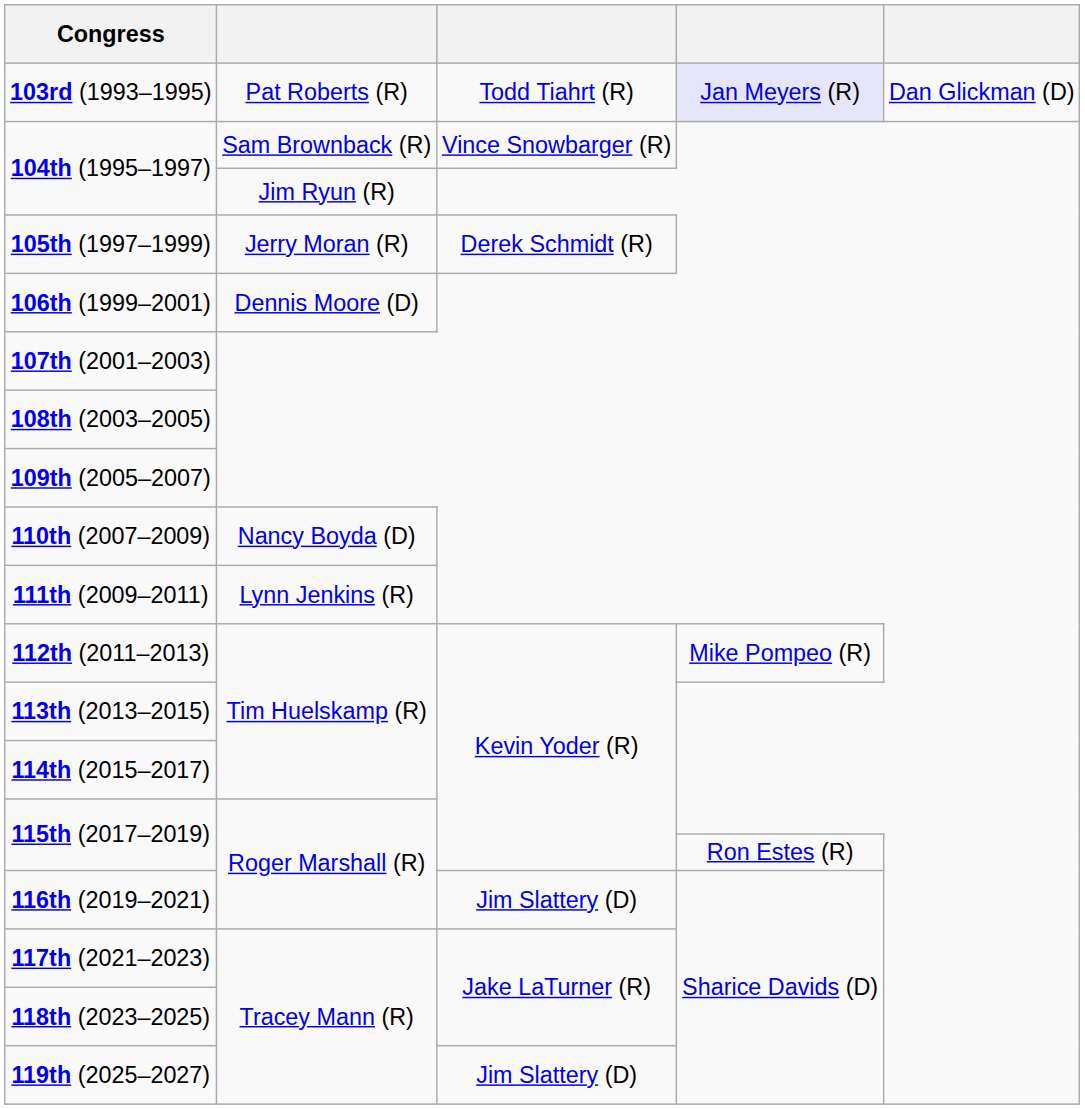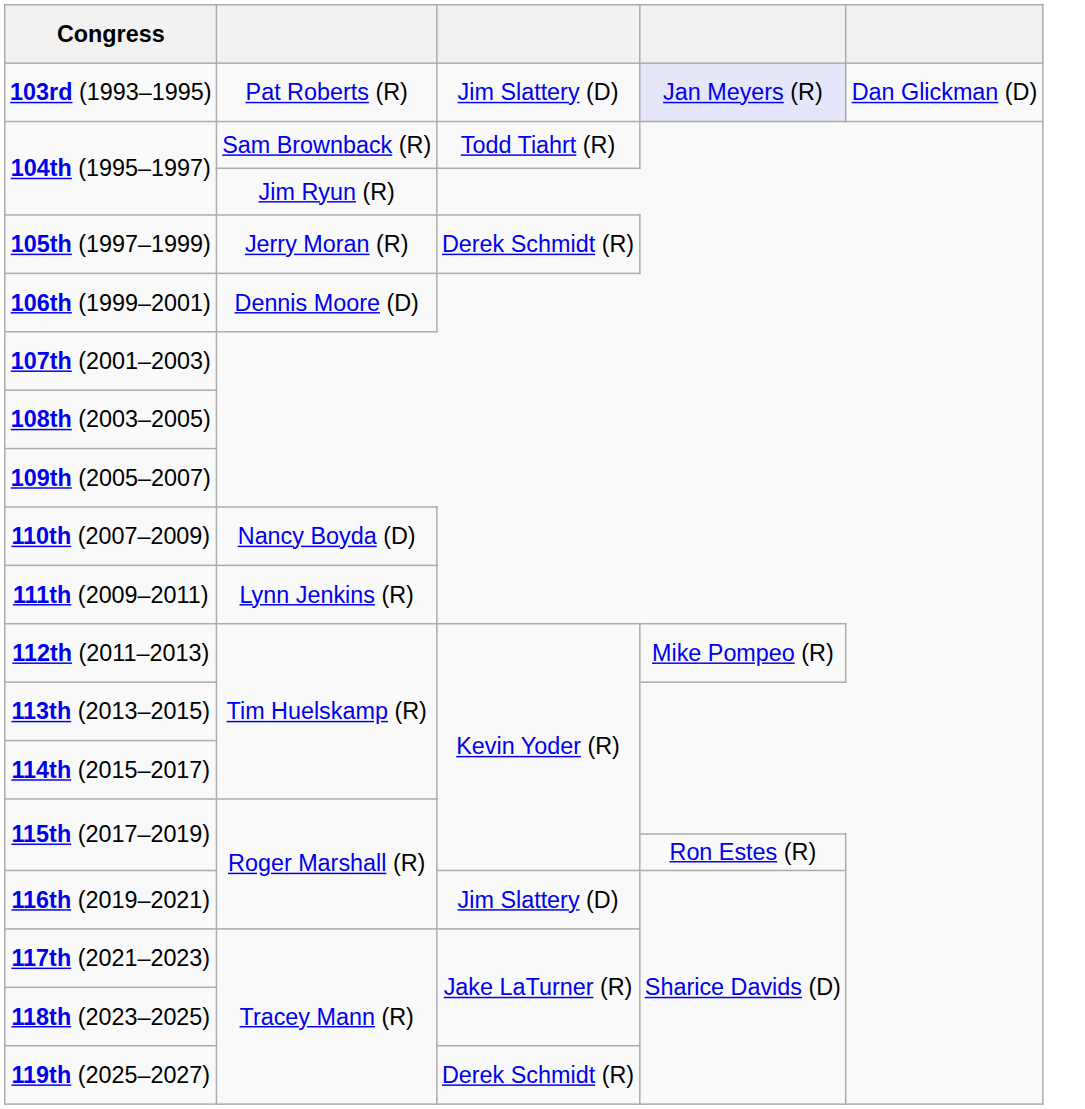(557, 92) Todd Tiahrt (R) -> (538, 92) Jim Slattery (D)
(557, 144) Vince Snowbarger (R) -> (538, 144) Todd Tiahrt (R)
(557, 1075) Jim Slattery (D) -> (538, 1075) Derek Schmidt (R)
